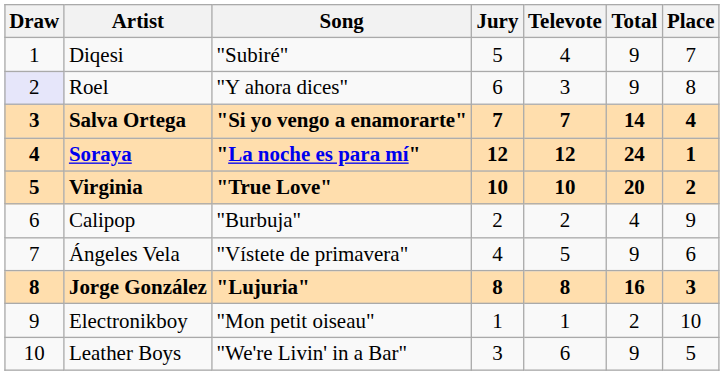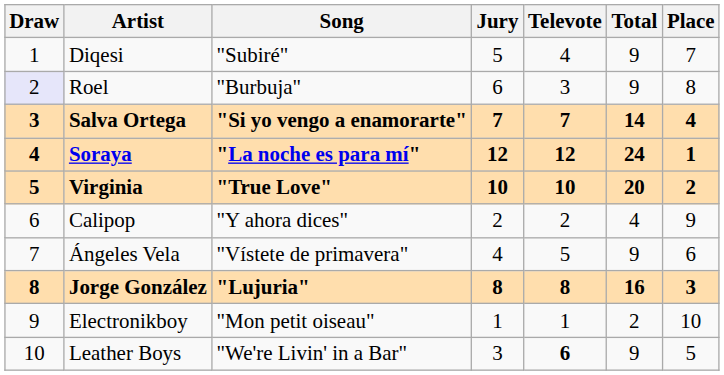(282, 87) "Y ahora dices" -> (259, 87) "Burbuja"
(259, 220) "Burbuja" -> (282, 220) "Y ahora dices"
(565, 353) normal -> (565, 353) bold
